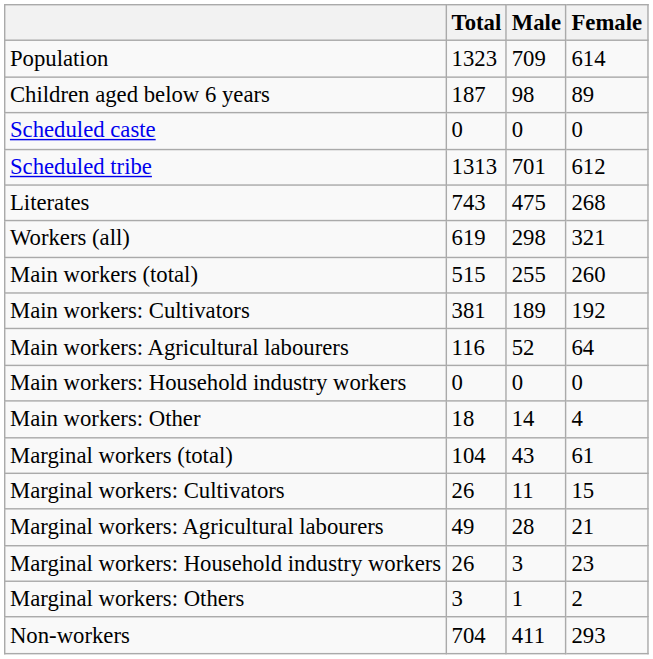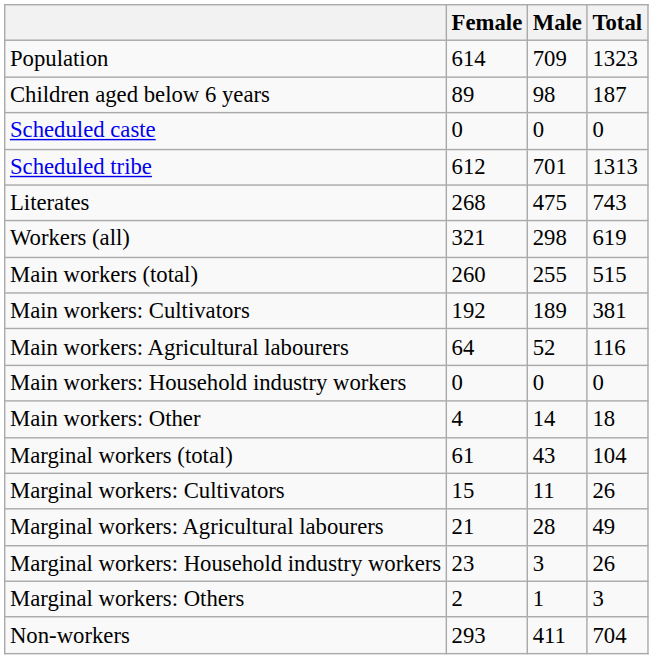columns swapped: (476, 22) <-> (607, 22)
